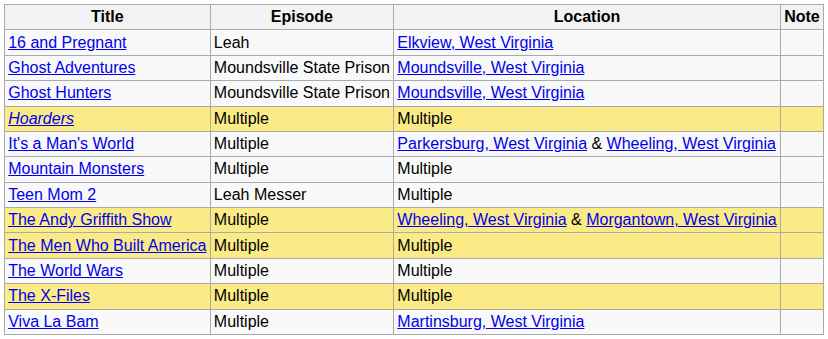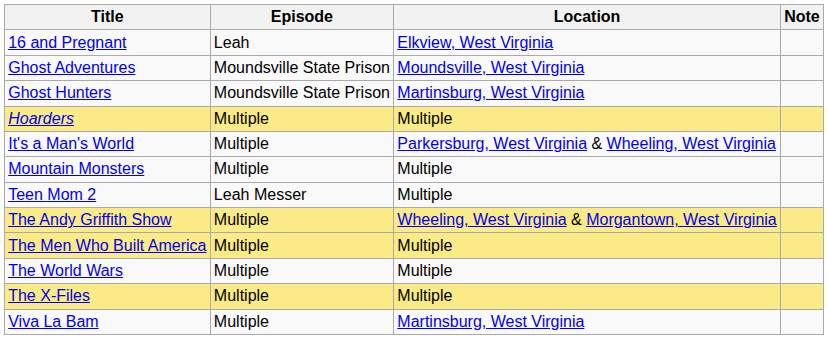(491, 93) Moundsville, West Virginia -> (491, 93) Martinsburg, West Virginia
